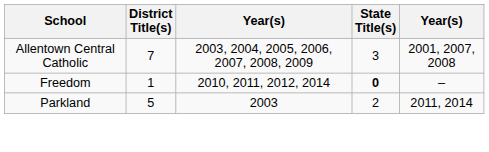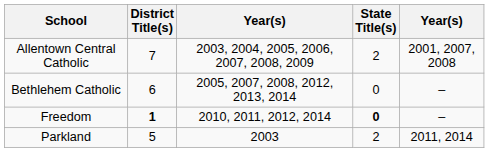(376, 55) 3 -> (376, 55) 2
+ row: (66, 90)
(151, 83) normal -> (152, 117) bold
